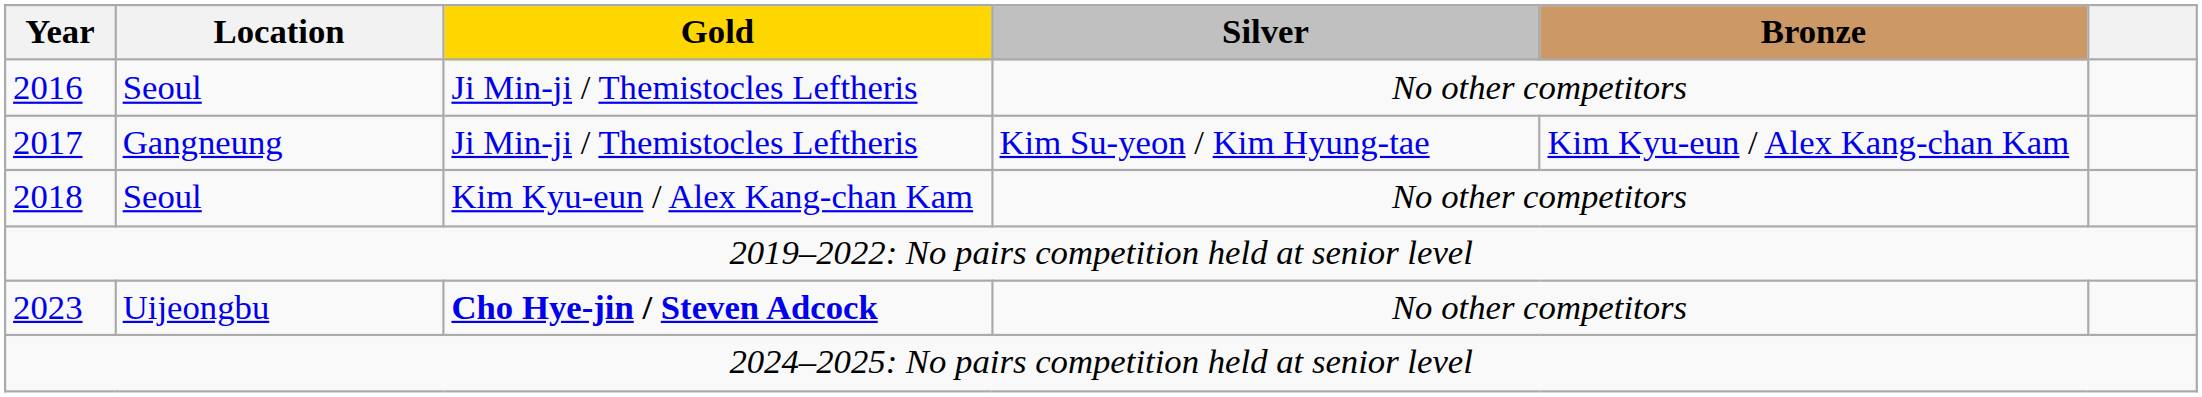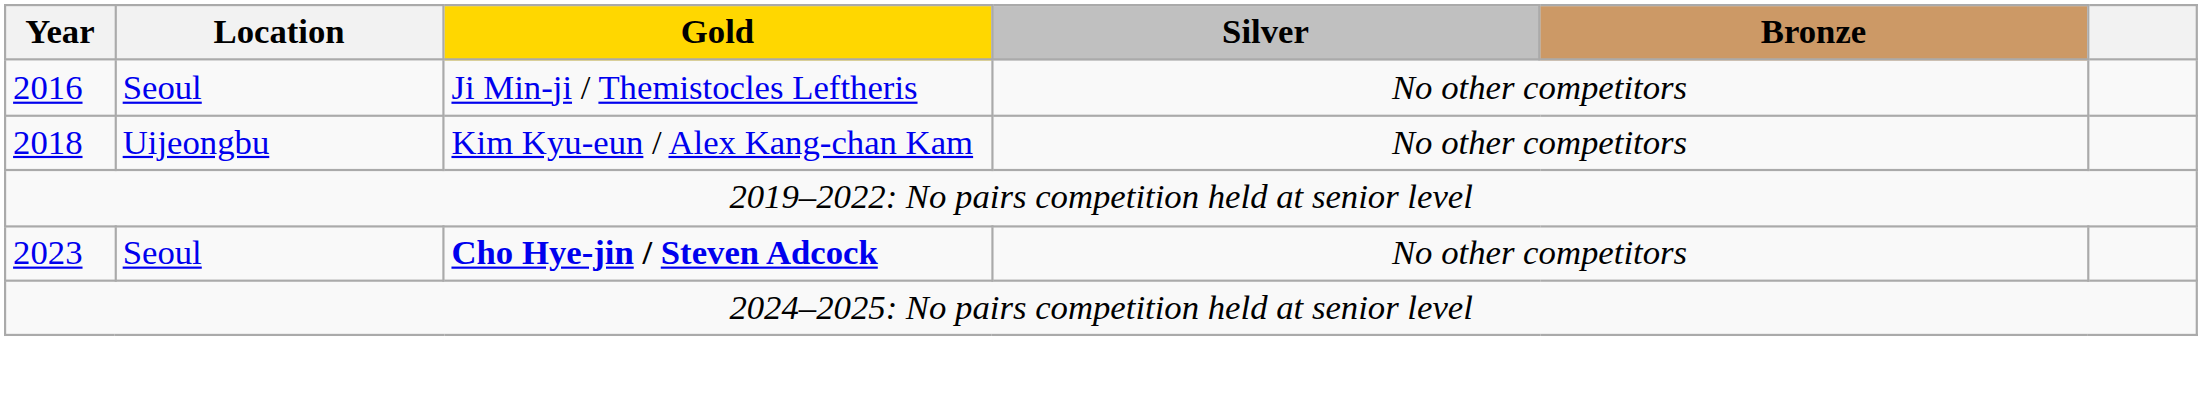- row: (48, 142)
(162, 197) Seoul -> (196, 142) Uijeongbu
(196, 307) Uijeongbu -> (162, 252) Seoul
